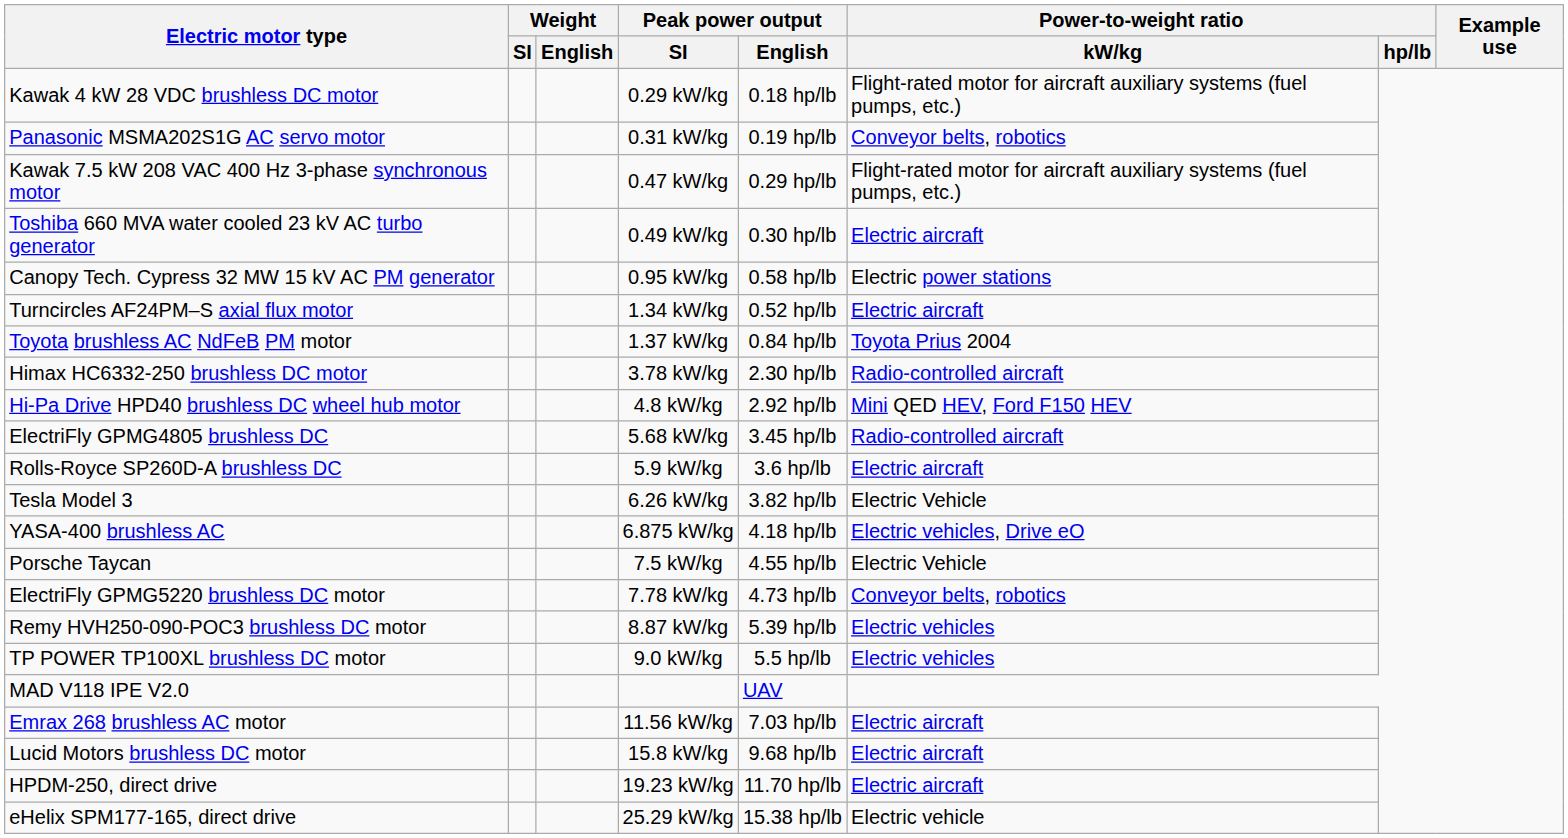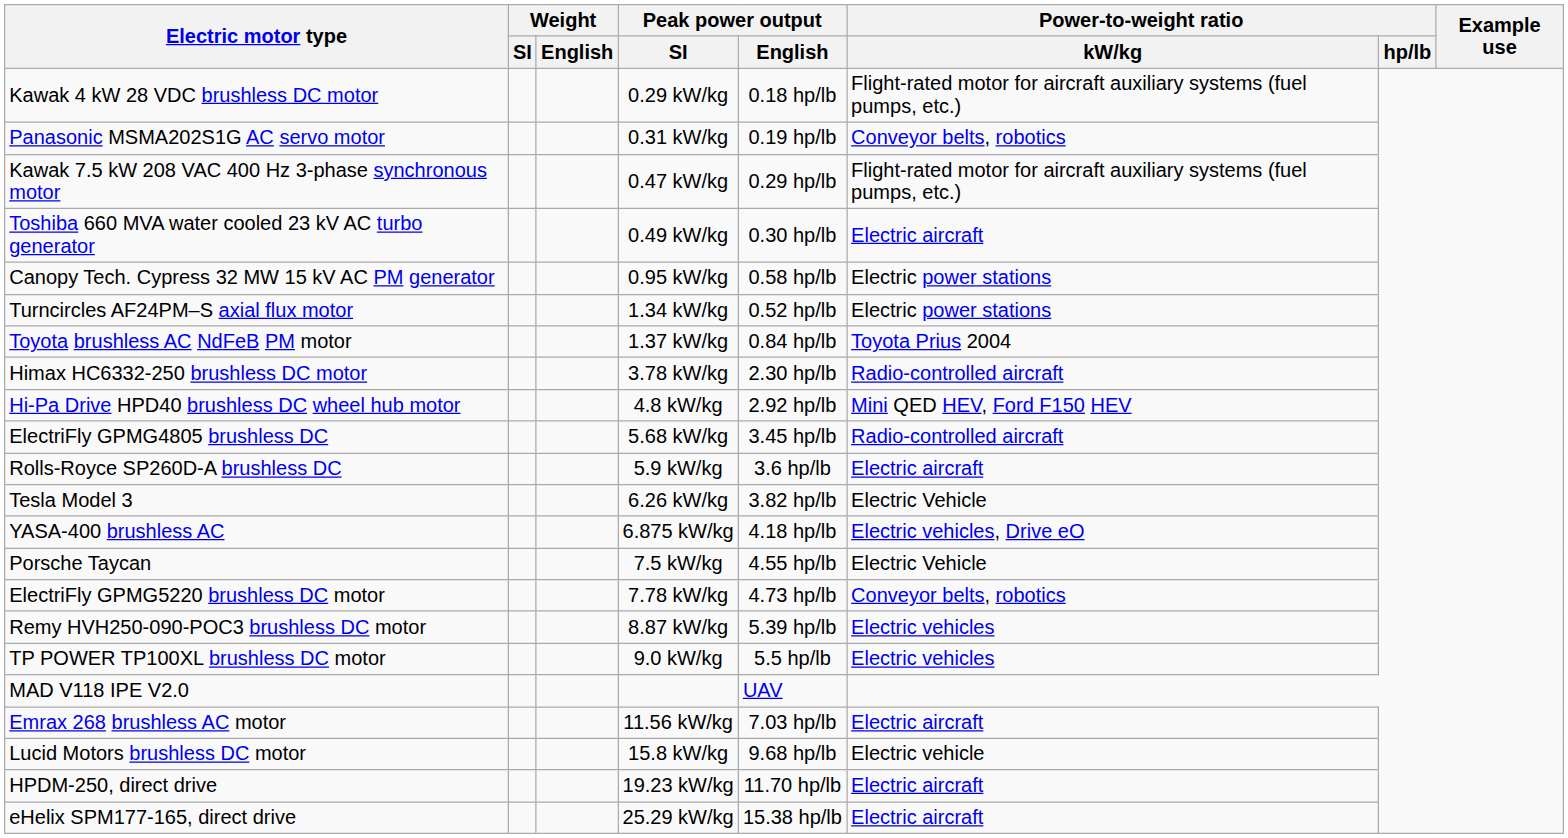(917, 309) Electric aircraft -> (951, 309) Electric power stations
(917, 753) Electric aircraft -> (918, 753) Electric vehicle
(918, 817) Electric vehicle -> (917, 817) Electric aircraft
